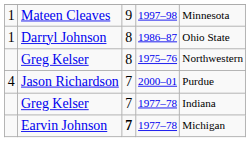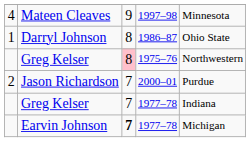(11, 15) 1 -> (11, 15) 4
(129, 59) no background -> (129, 59) pink background
(11, 81) 4 -> (11, 81) 2
